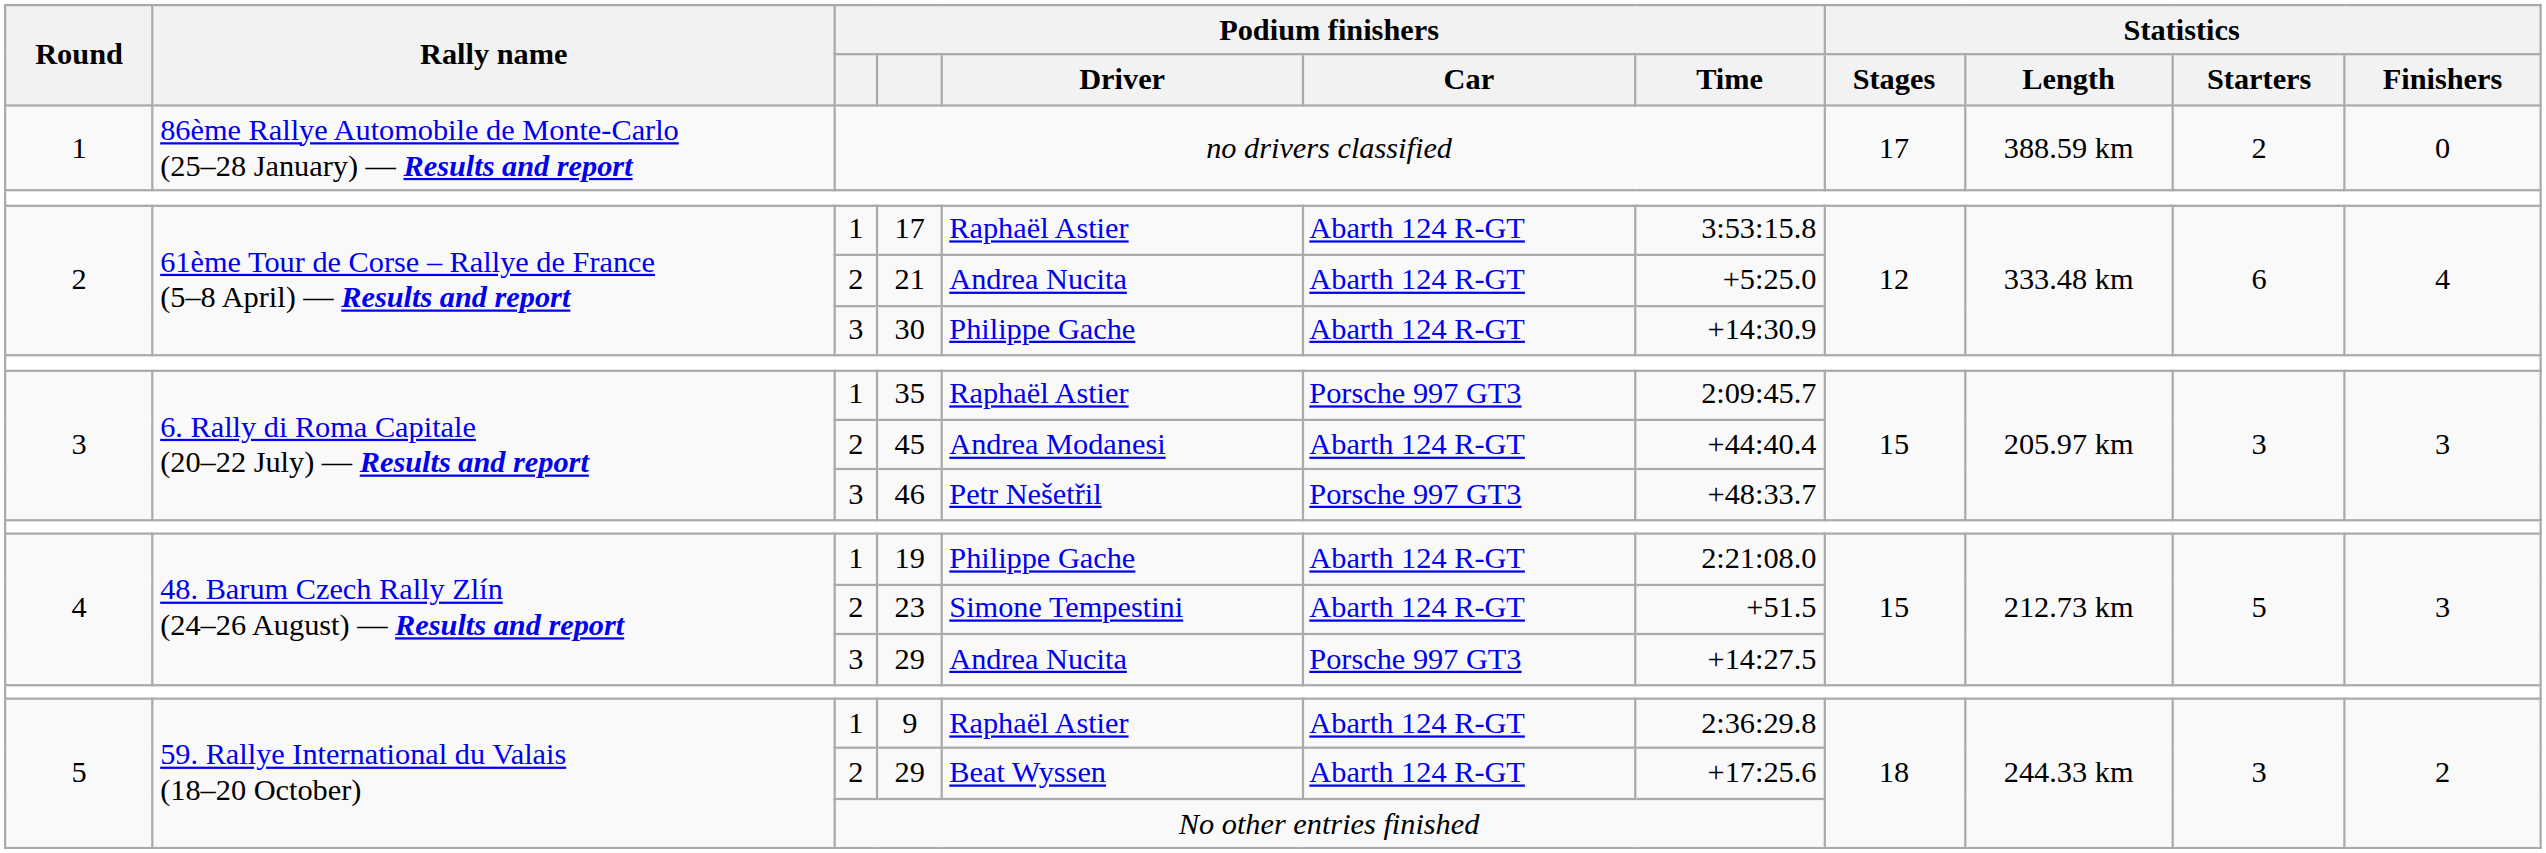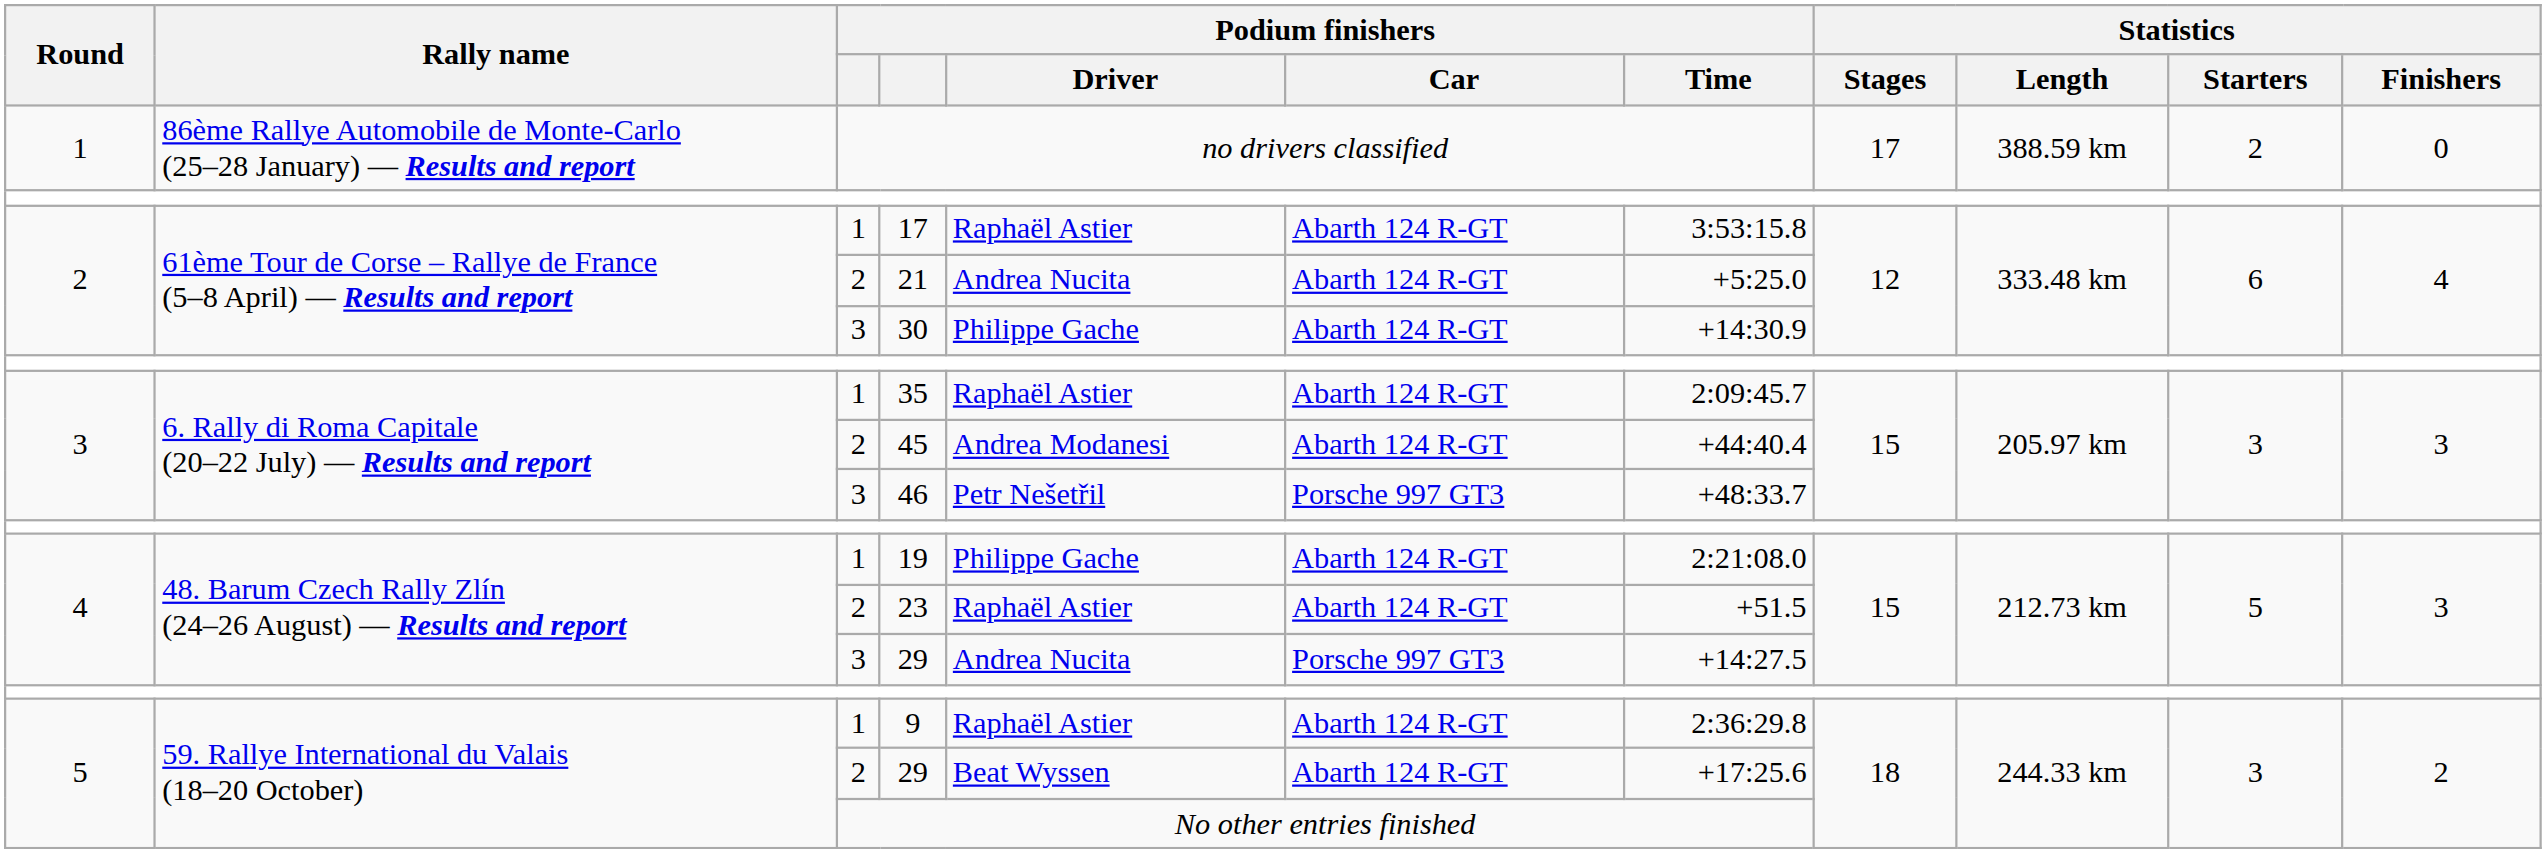(1415, 393) Porsche 997 GT3 -> (1400, 393) Abarth 124 R-GT
(1066, 608) Simone Tempestini -> (1043, 608) Raphaël Astier
